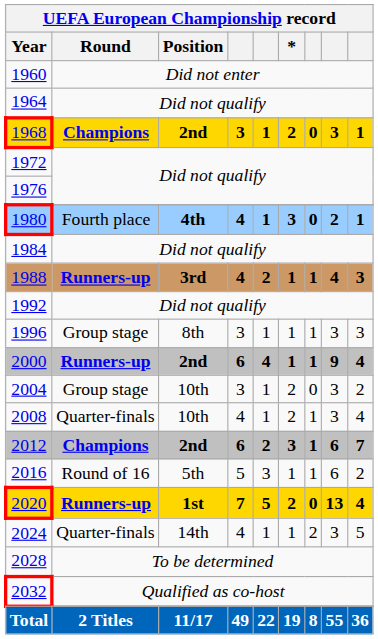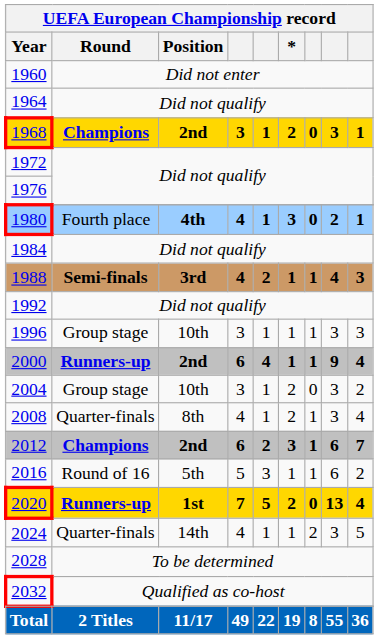(105, 277) Runners-up -> (105, 277) Semi-finals
(193, 333) 8th -> (193, 333) 10th
(193, 416) 10th -> (193, 416) 8th
